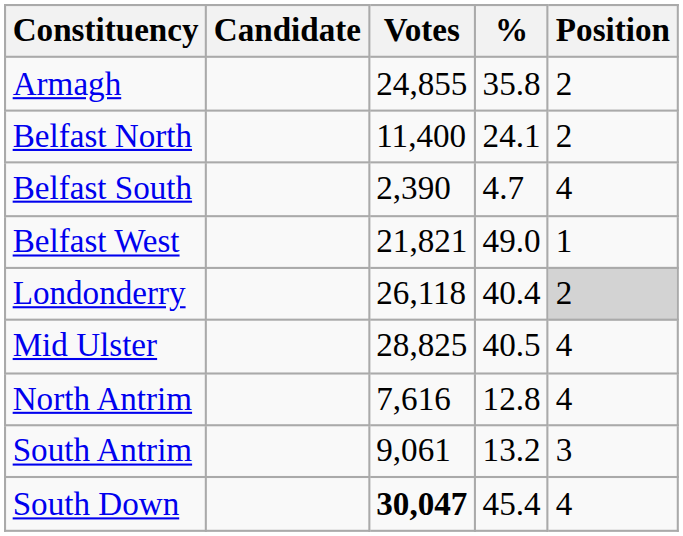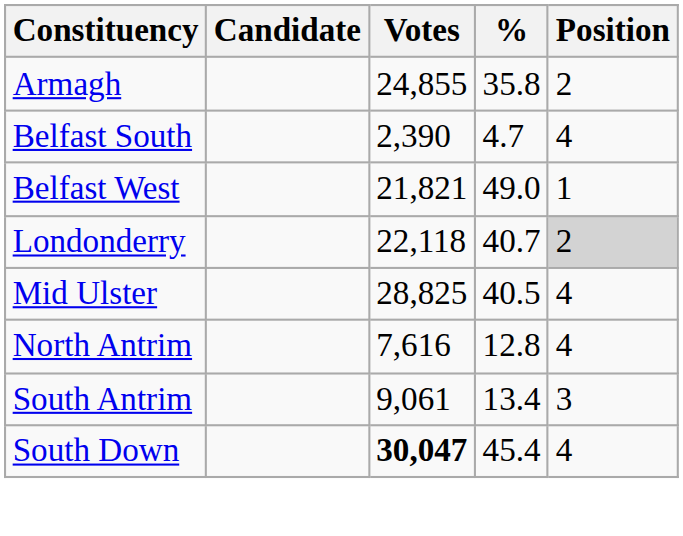- row: (102, 135)
(421, 293) 26,118 -> (421, 240) 22,118
(512, 293) 40.4 -> (512, 240) 40.7
(512, 450) 13.2 -> (512, 398) 13.4
